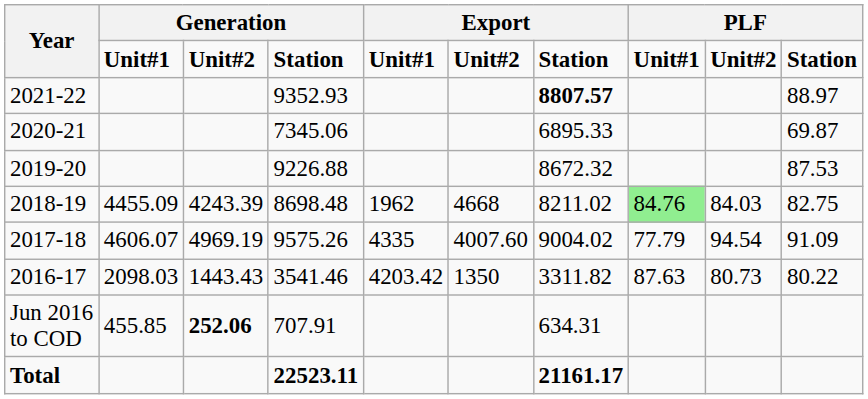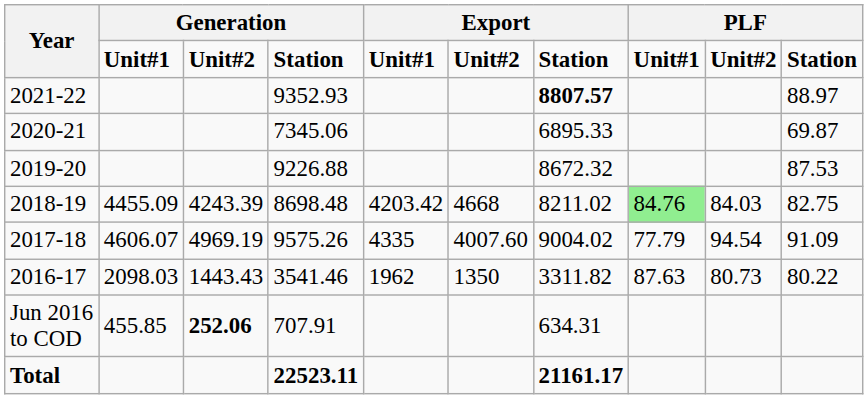(392, 204) 1962 -> (406, 204) 4203.42
(406, 276) 4203.42 -> (392, 276) 1962
